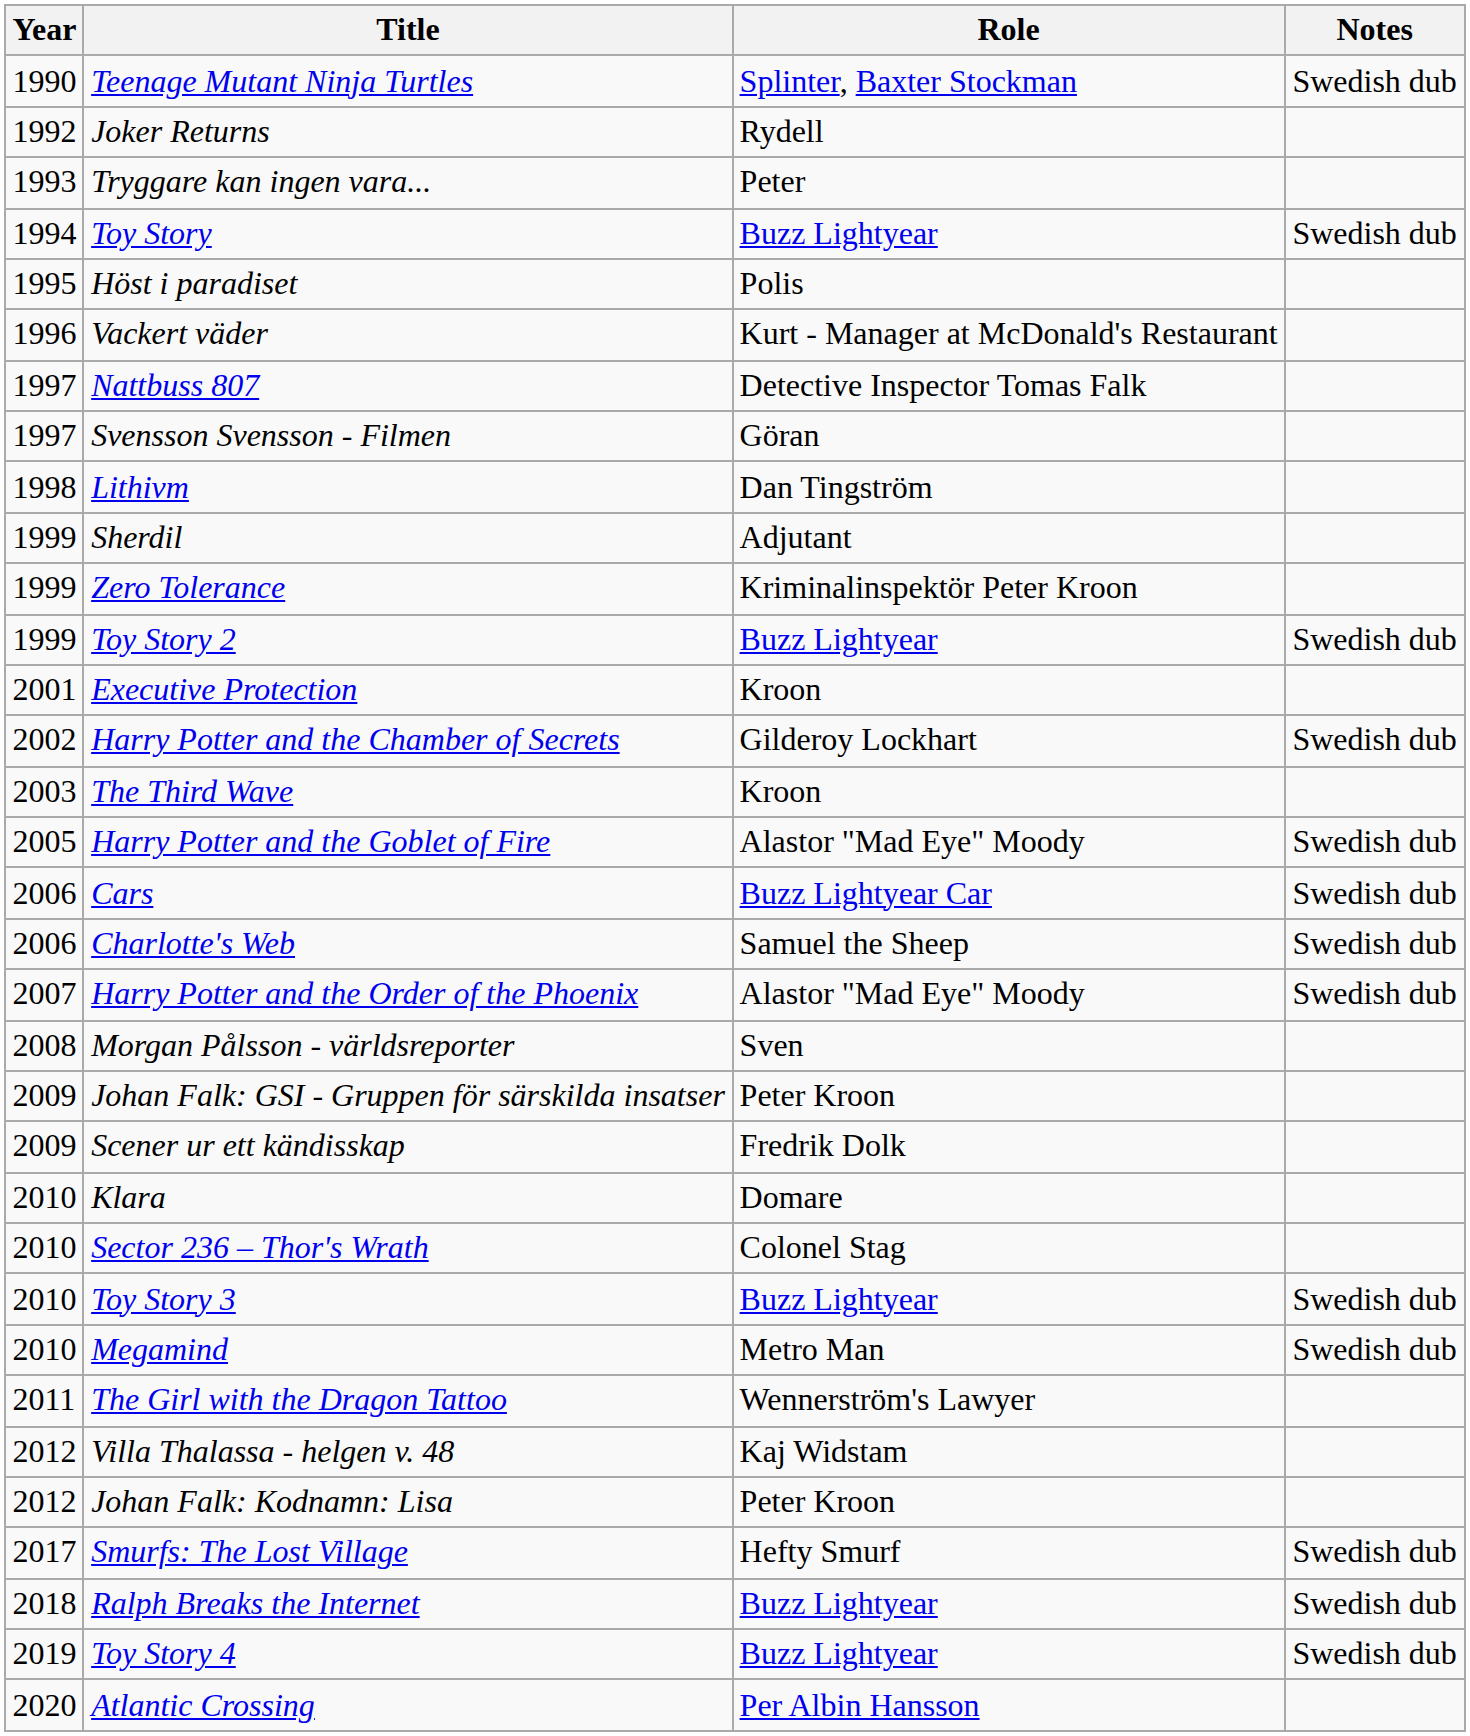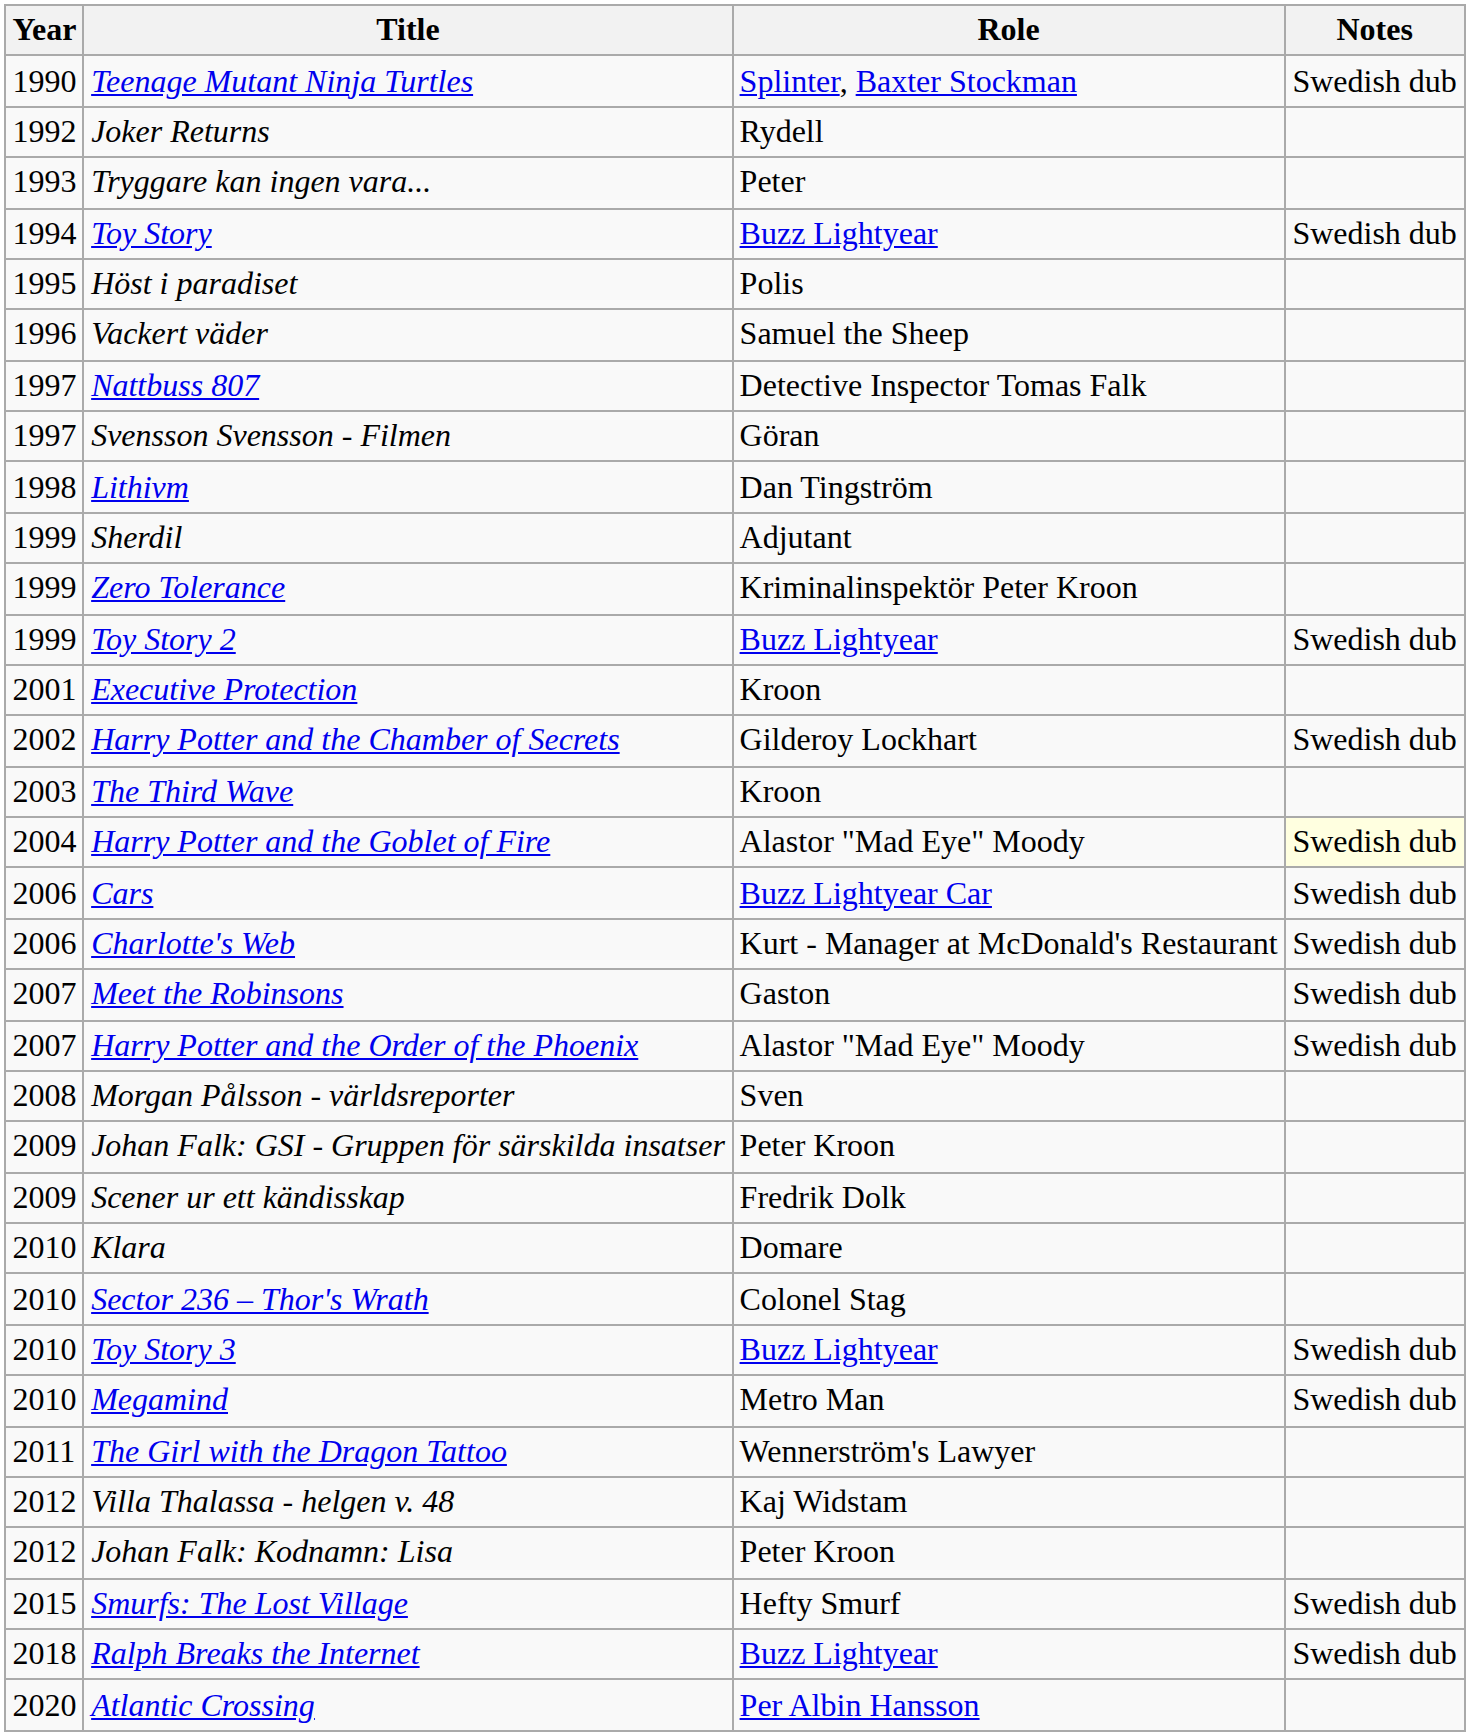(1009, 334) Kurt - Manager at McDonald's Restaurant -> (854, 334) Samuel the Sheep
(44, 841) 2005 -> (44, 841) 2004
(1375, 841) no background -> (1375, 841) lightyellow background
(854, 943) Samuel the Sheep -> (1009, 943) Kurt - Manager at McDonald's Restaurant
+ row: (217, 994)
(44, 1552) 2017 -> (44, 1603) 2015
- row: (163, 1653)
